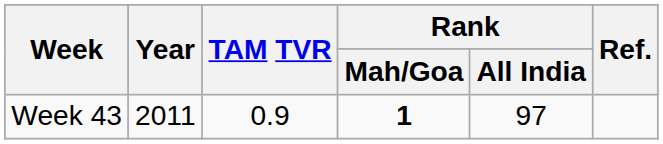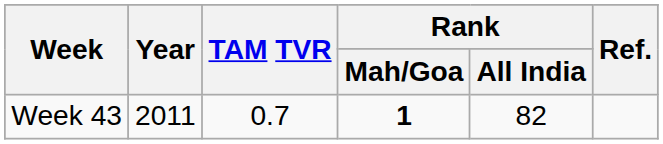(270, 116) 0.9 -> (270, 116) 0.7
(531, 116) 97 -> (531, 116) 82
